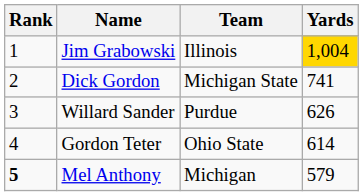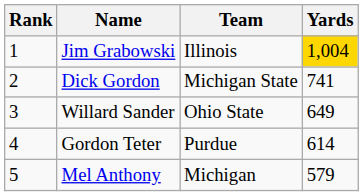(211, 112) Purdue -> (224, 112) Ohio State
(321, 112) 626 -> (321, 112) 649
(224, 143) Ohio State -> (211, 143) Purdue
(14, 174) bold -> (14, 174) normal
